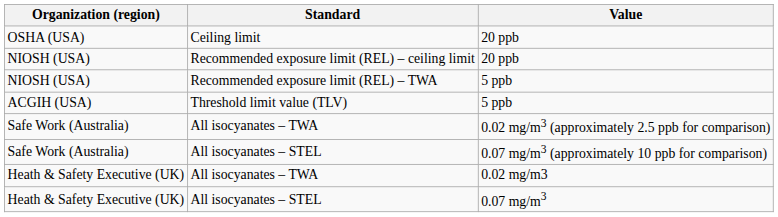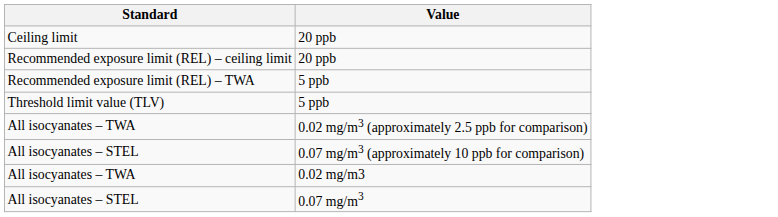- column: (96, 15)
